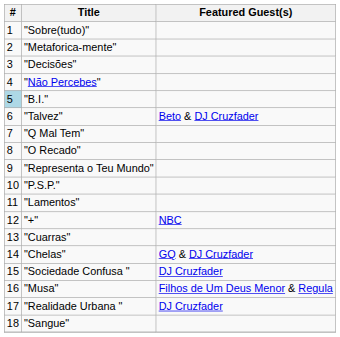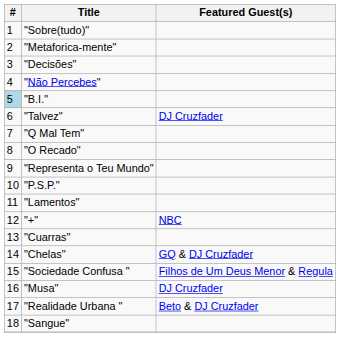(209, 116) Beto & DJ Cruzfader -> (191, 116) DJ Cruzfader
(191, 271) DJ Cruzfader -> (246, 271) Filhos de Um Deus Menor & Regula
(246, 289) Filhos de Um Deus Menor & Regula -> (191, 289) DJ Cruzfader
(191, 306) DJ Cruzfader -> (209, 306) Beto & DJ Cruzfader
